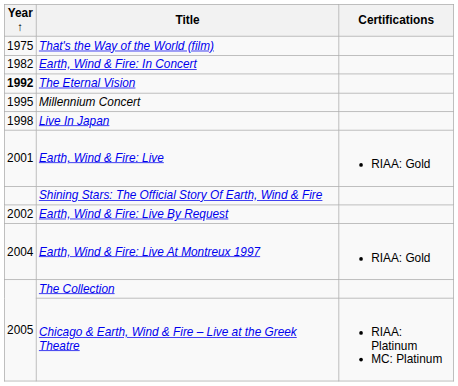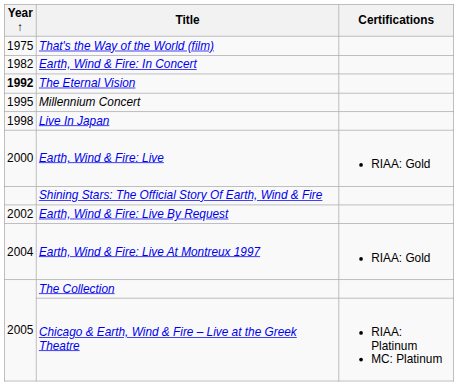(20, 158) 2001 -> (20, 158) 2000
